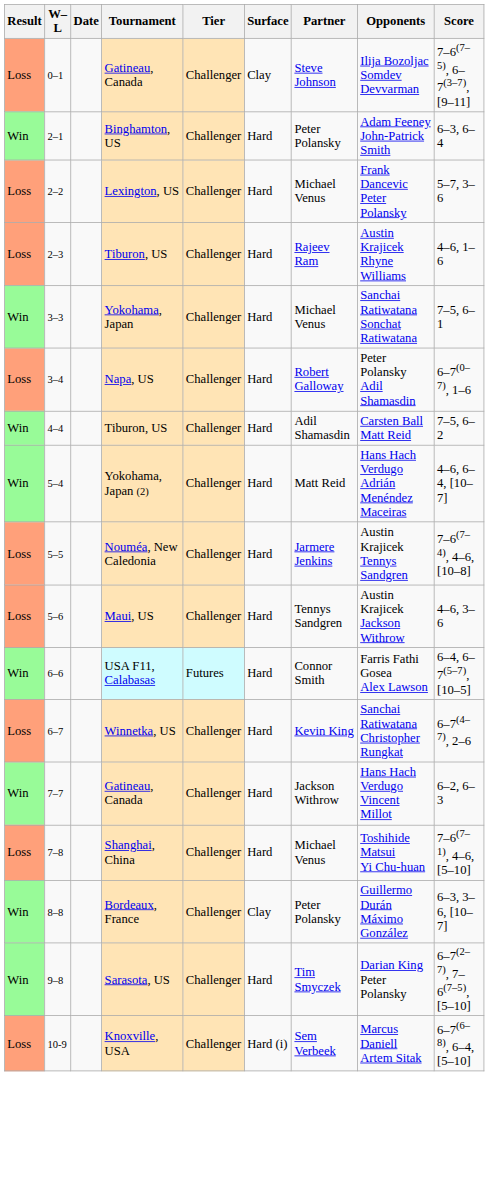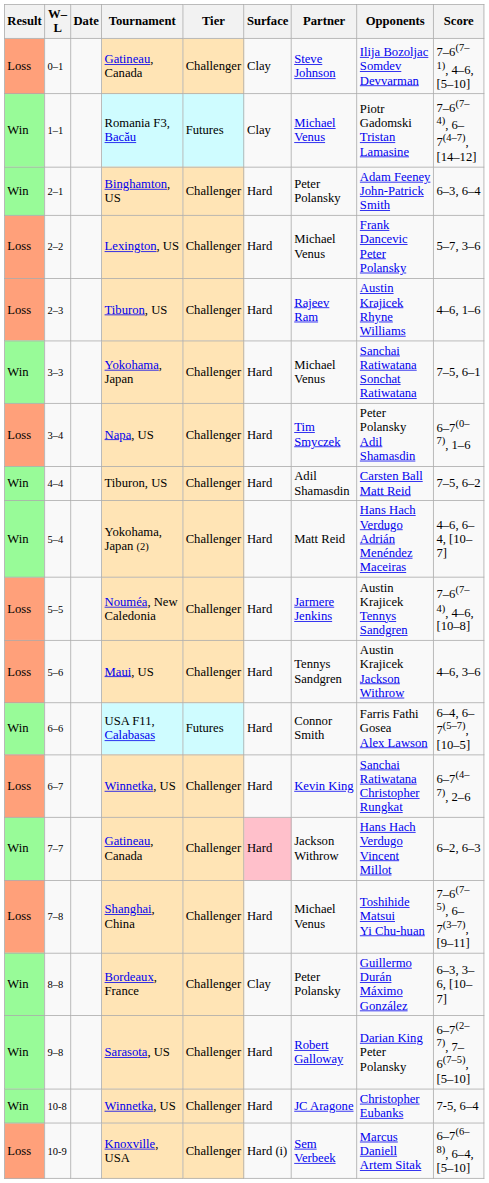(454, 75) 7–6(7–5), 6–7(3–7), [9–11] -> (455, 66) 7–6(7–1), 4–6, [5–10]
+ row: (55, 131)
(319, 379) Robert Galloway -> (317, 435) Tim Smyczek
(260, 793) no background -> (260, 848) pink background
(456, 852) 7–6(7–1), 4–6, [5–10] -> (453, 916) 7–6(7–5), 6–7(3–7), [9–11]
(318, 979) Tim Smyczek -> (319, 1052) Robert Galloway
+ row: (57, 1106)
